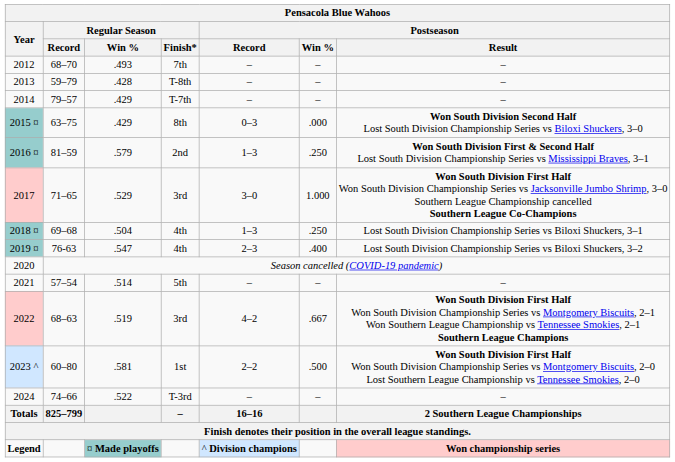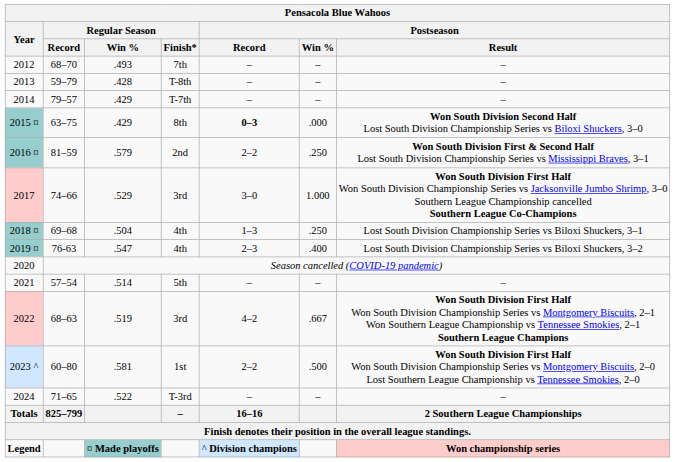(249, 123) normal -> (249, 123) bold
(249, 153) 1–3 -> (249, 153) 2–2
(64, 195) 71–65 -> (64, 195) 74–66
(64, 396) 74–66 -> (64, 396) 71–65
